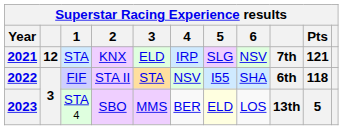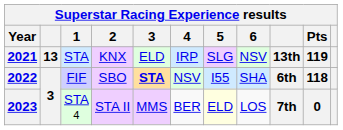(51, 57) 12 -> (51, 57) 13
(287, 57) 7th -> (287, 57) 13th
(317, 57) 121 -> (317, 57) 119
(113, 78) STA II -> (113, 78) SBO
(152, 78) normal -> (152, 78) bold
(113, 106) SBO -> (113, 106) STA II
(287, 106) 13th -> (287, 106) 7th
(317, 106) 5 -> (317, 106) 0
